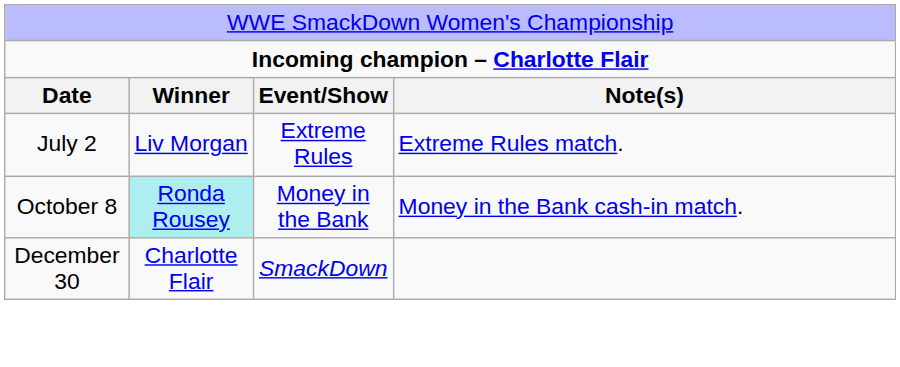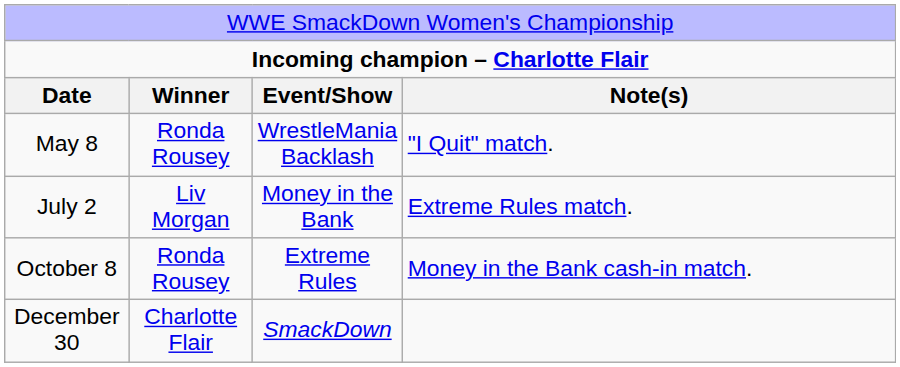+ row: (67, 144)
(323, 144) Extreme Rules -> (327, 206) Money in the Bank
(191, 206) paleturquoise background -> (191, 268) no background
(323, 206) Money in the Bank -> (327, 268) Extreme Rules
